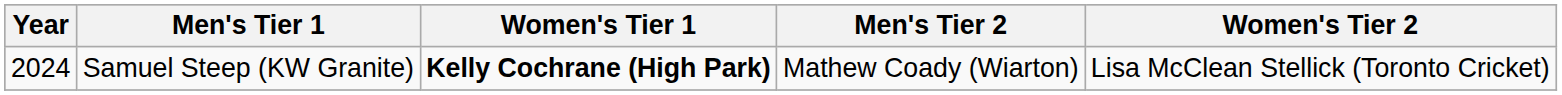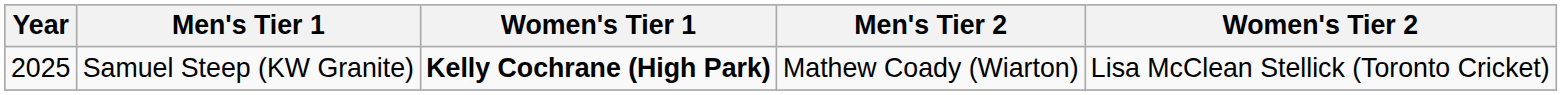(41, 68) 2024 -> (41, 68) 2025
